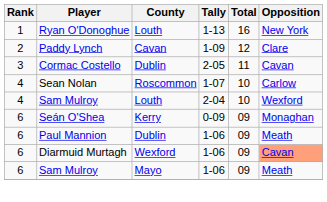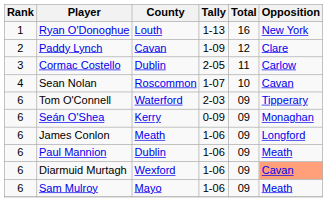(278, 65) Cavan -> (279, 65) Carlow
(279, 83) Carlow -> (278, 83) Cavan
- row: (68, 100)
+ row: (75, 100)
+ row: (74, 135)
